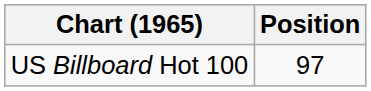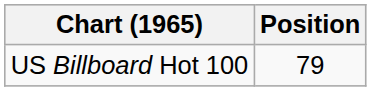(310, 65) 97 -> (310, 65) 79
